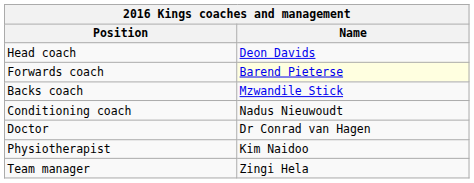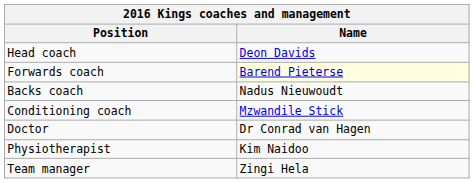(291, 91) Mzwandile Stick -> (291, 91) Nadus Nieuwoudt
(291, 110) Nadus Nieuwoudt -> (291, 110) Mzwandile Stick
